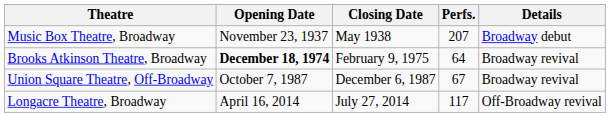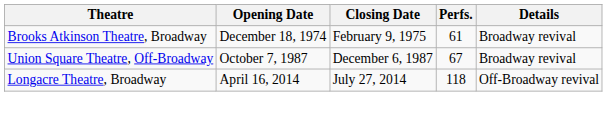- row: (91, 36)
(274, 58) bold -> (273, 36) normal
(459, 58) 64 -> (456, 36) 61
(459, 101) 117 -> (456, 79) 118
